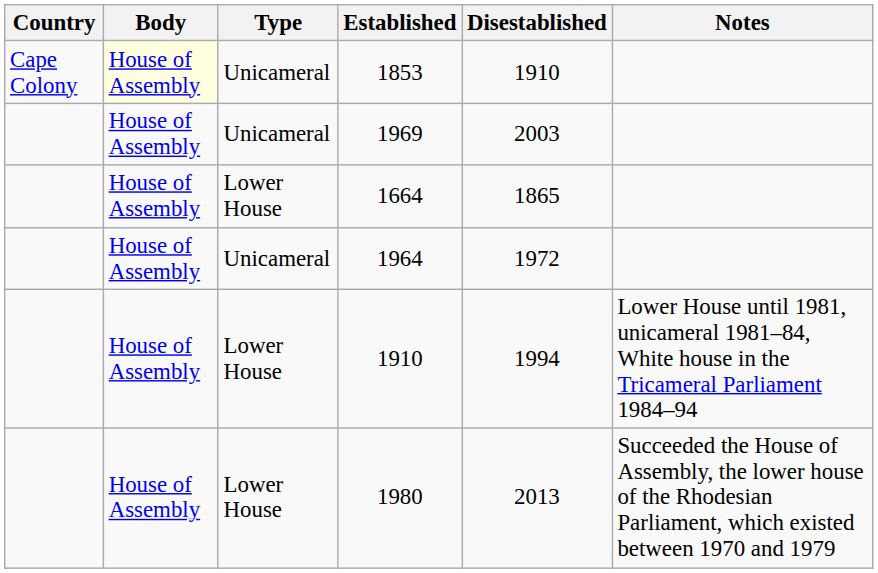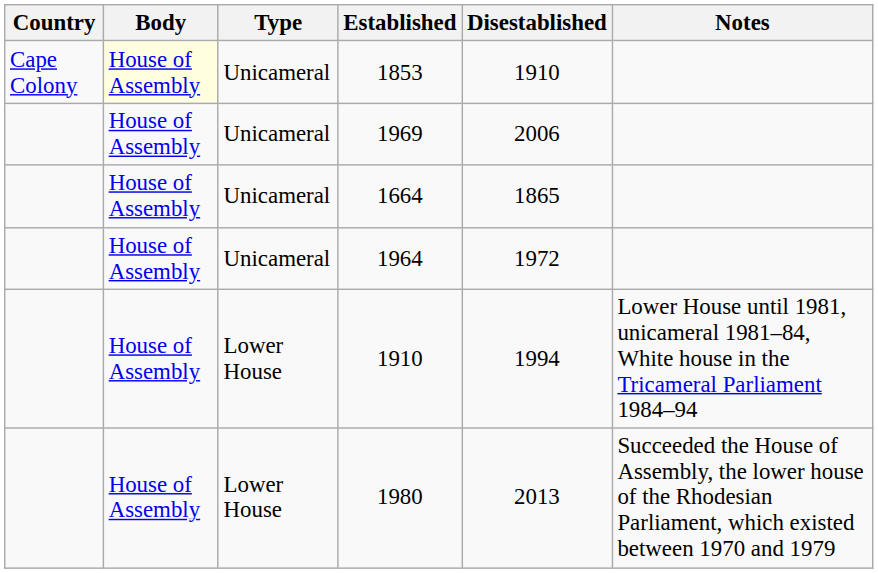(537, 133) 2003 -> (537, 133) 2006
(253, 195) Lower House -> (277, 195) Unicameral
